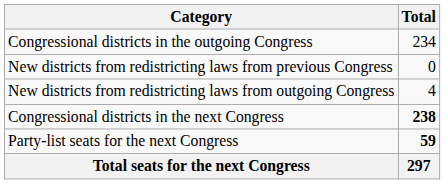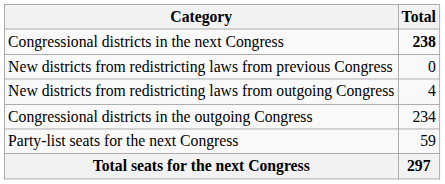rows swapped: (160, 41) <-> (146, 116)
(428, 141) bold -> (428, 141) normal
